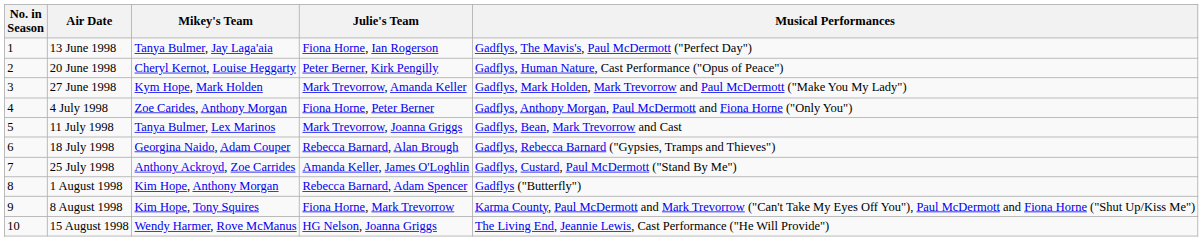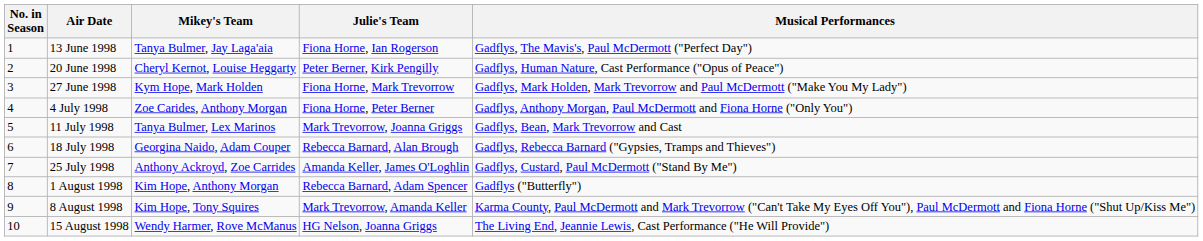(385, 87) Mark Trevorrow, Amanda Keller -> (378, 87) Fiona Horne, Mark Trevorrow
(378, 206) Fiona Horne, Mark Trevorrow -> (385, 206) Mark Trevorrow, Amanda Keller
